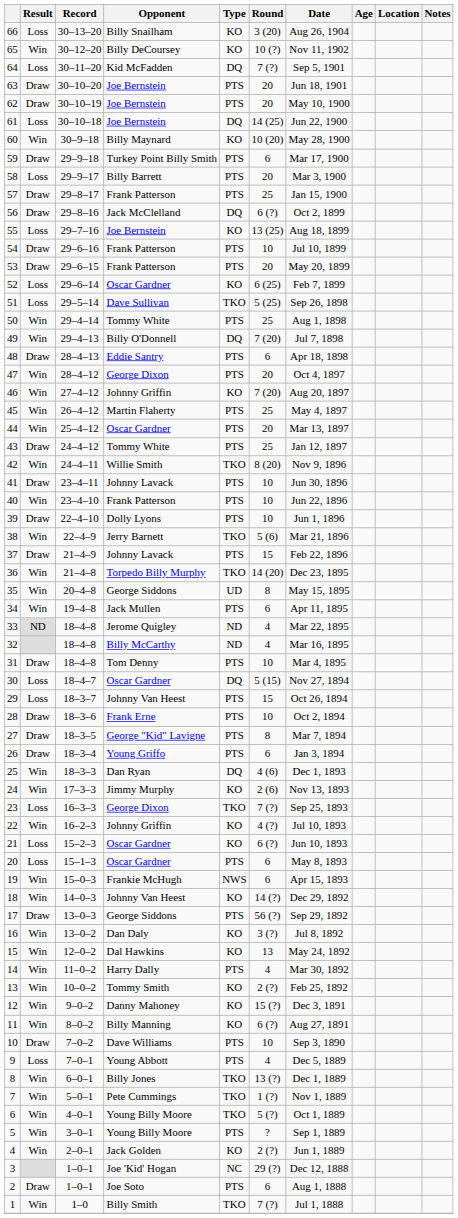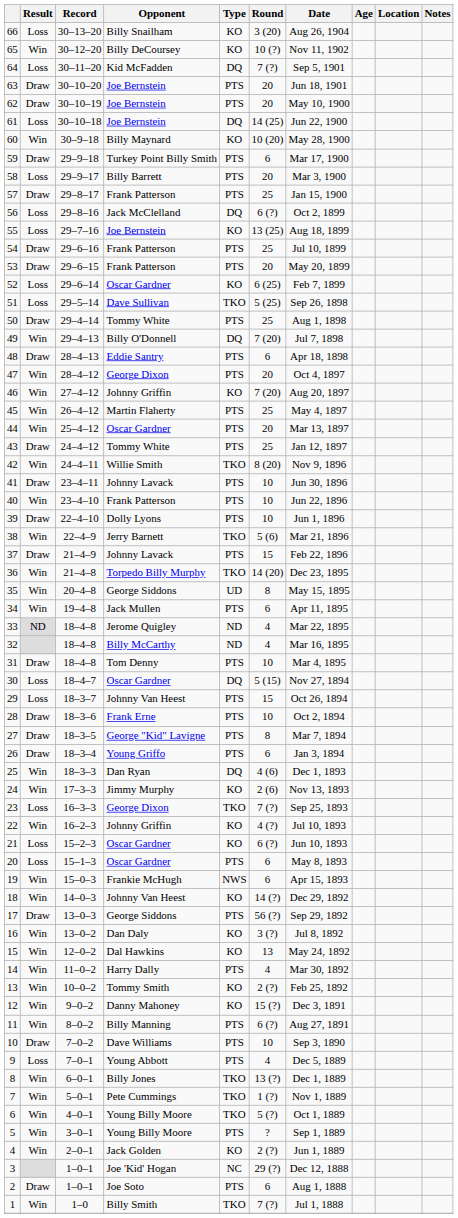(38, 212) Draw -> (38, 212) Loss
(268, 248) 10 -> (268, 248) 25
(38, 320) Win -> (38, 320) Draw
(234, 1024) KO -> (234, 1024) PTS
